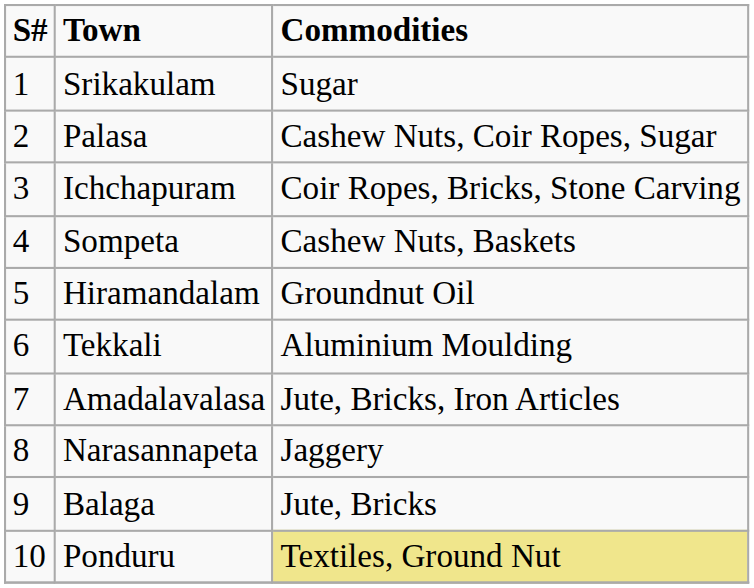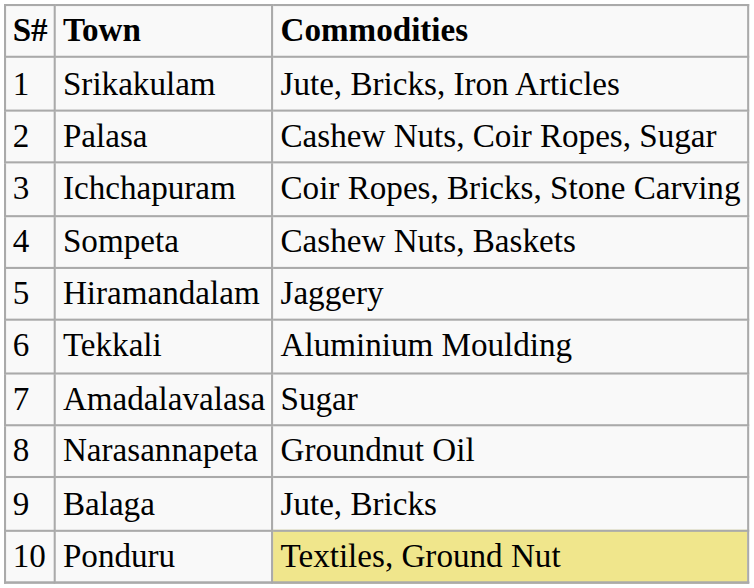(319, 83) Sugar -> (450, 83) Jute, Bricks, Iron Articles
(378, 293) Groundnut Oil -> (332, 293) Jaggery
(450, 398) Jute, Bricks, Iron Articles -> (319, 398) Sugar
(332, 450) Jaggery -> (378, 450) Groundnut Oil
